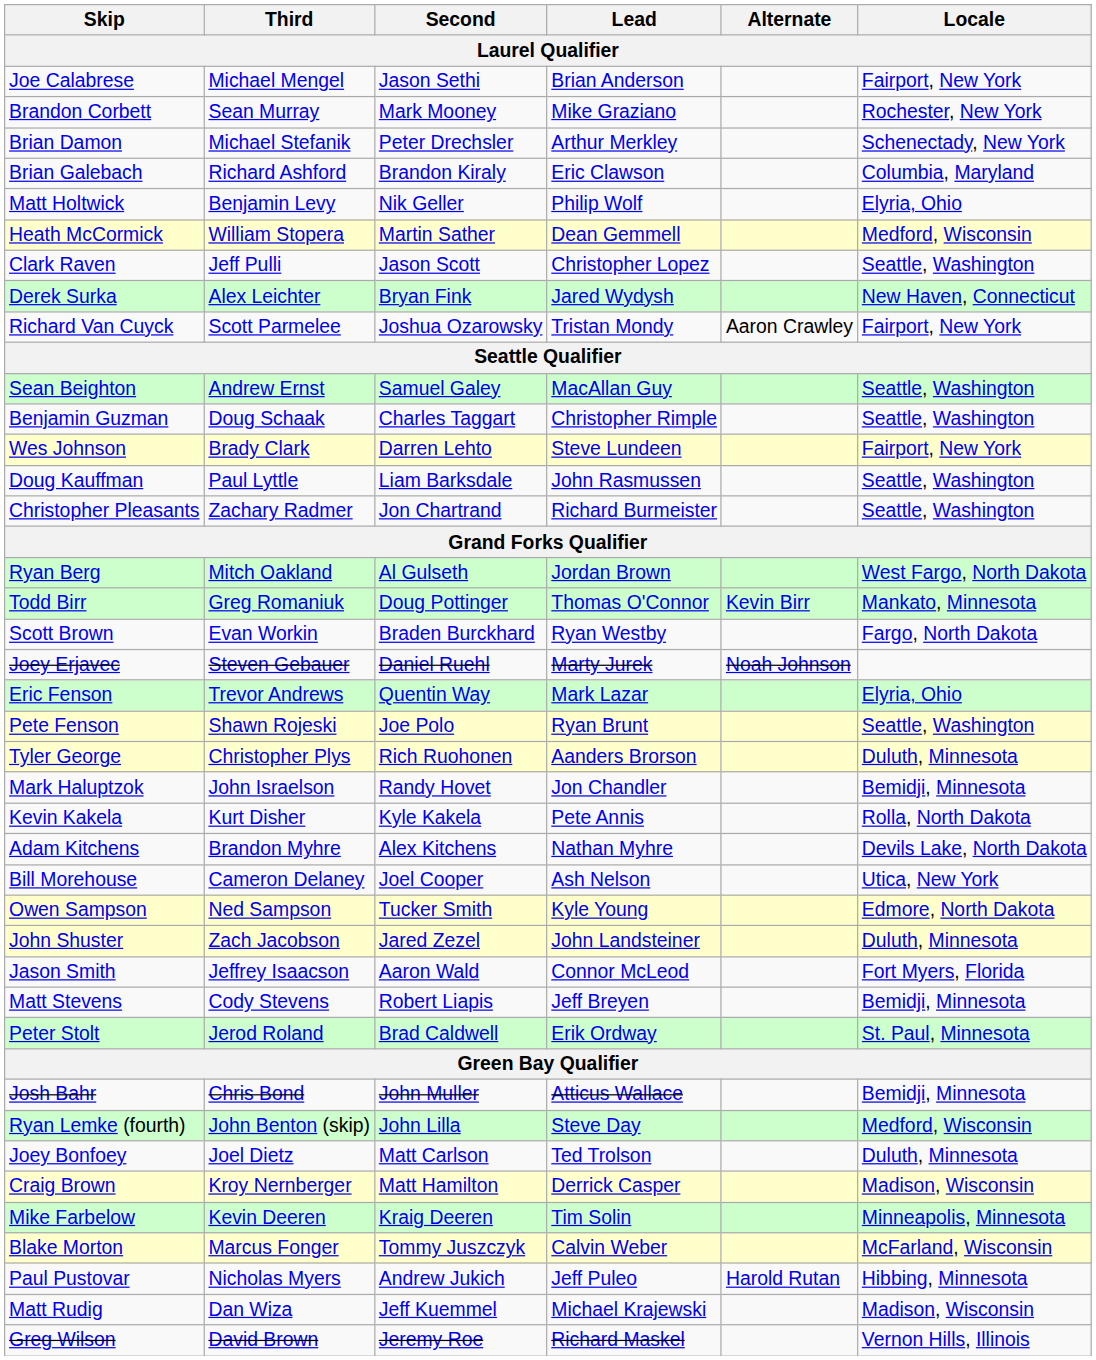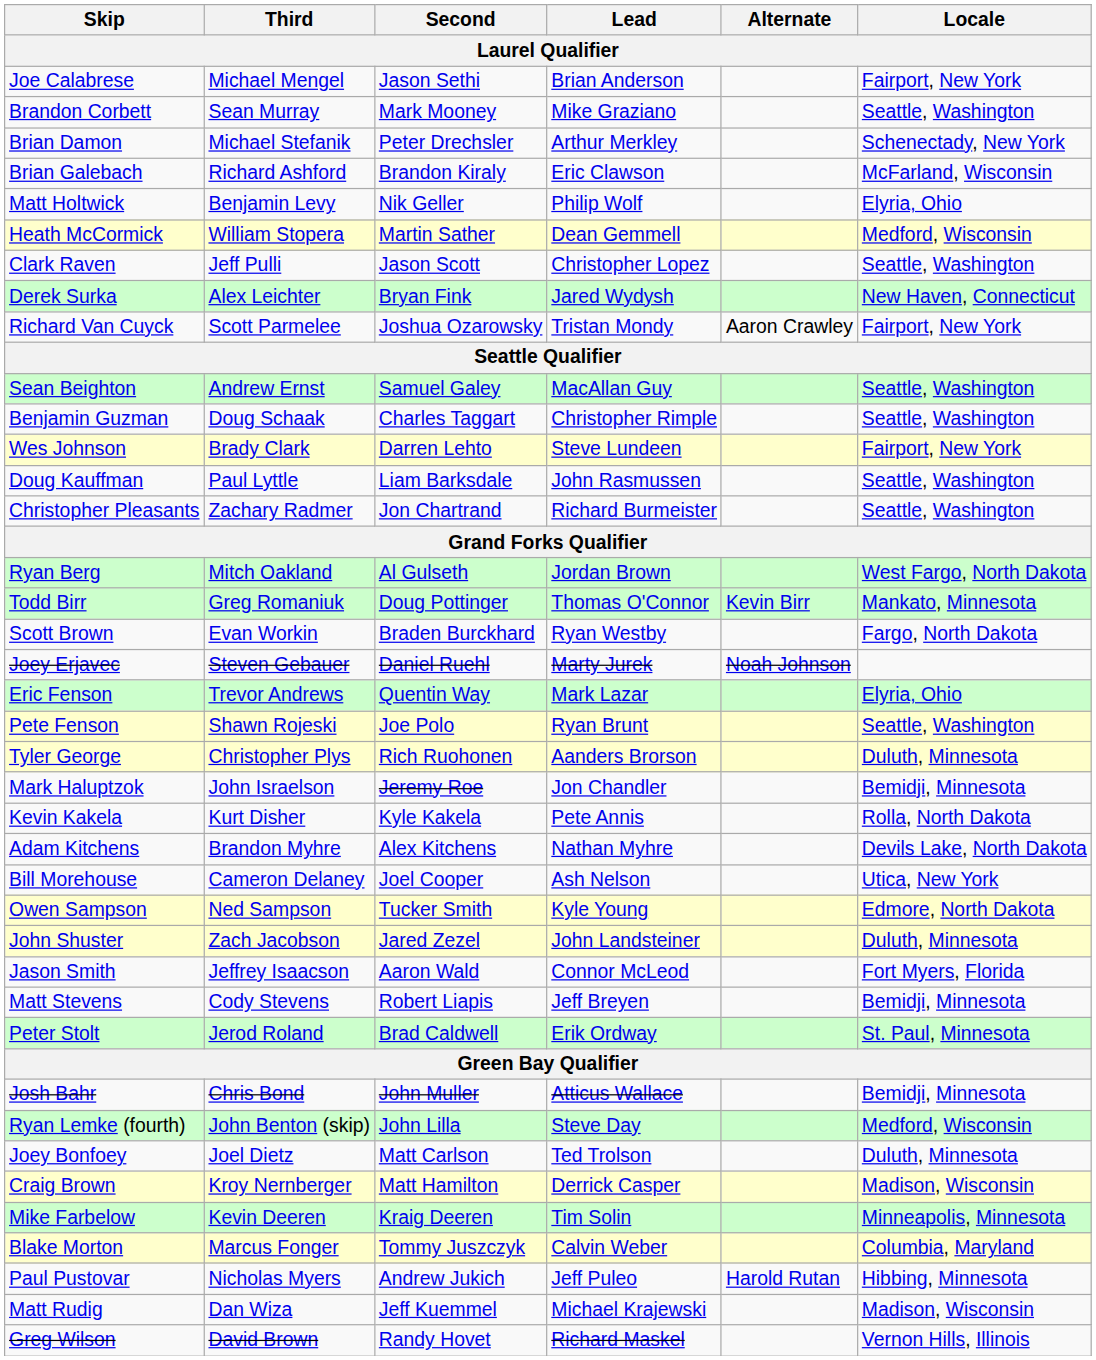(952, 111) Rochester, New York -> (948, 111) Seattle, Washington
(948, 173) Columbia, Maryland -> (957, 173) McFarland, Wisconsin
(435, 787) Randy Hovet -> (431, 787) Jeremy Roe
(957, 1248) McFarland, Wisconsin -> (948, 1248) Columbia, Maryland
(431, 1340) Jeremy Roe -> (435, 1340) Randy Hovet
